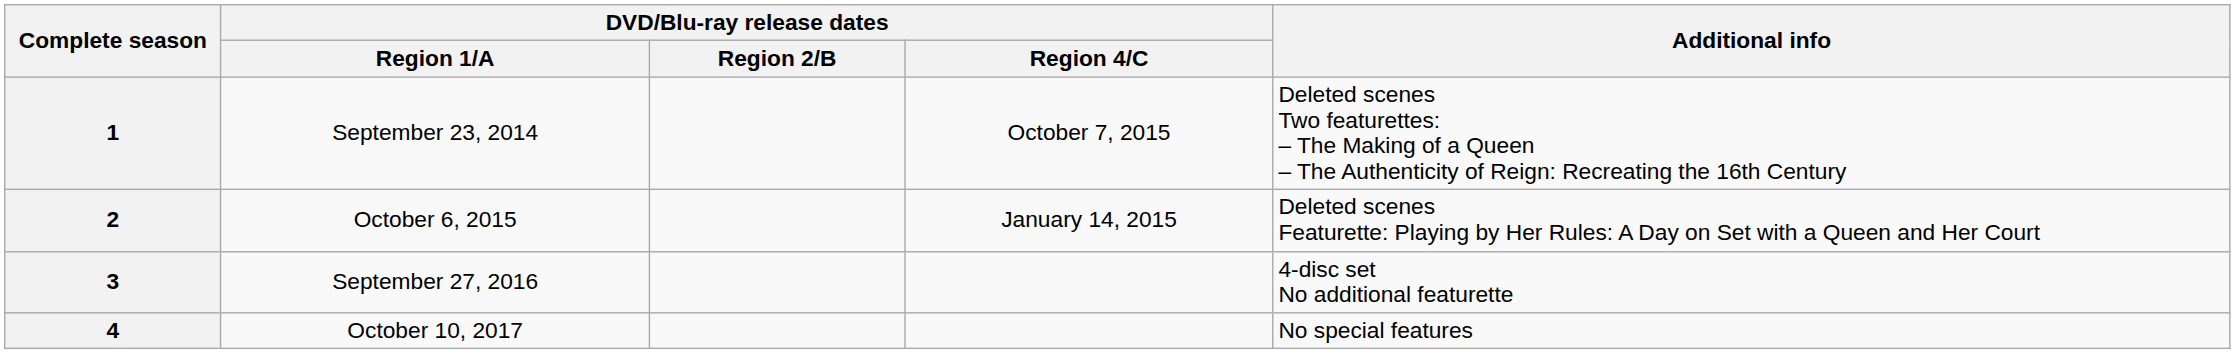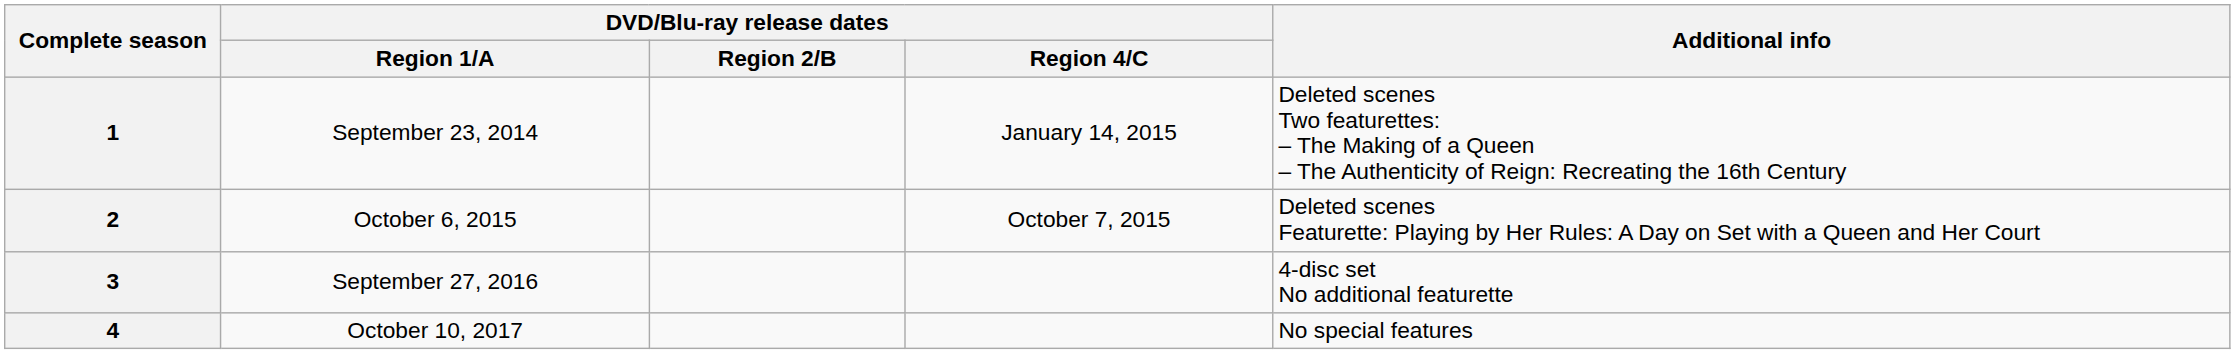(1089, 132) October 7, 2015 -> (1089, 132) January 14, 2015
(1089, 220) January 14, 2015 -> (1089, 220) October 7, 2015
